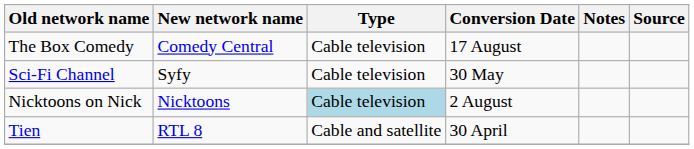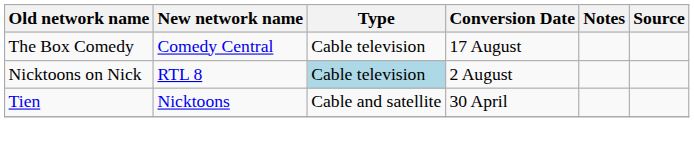- row: (62, 74)
(194, 102) Nicktoons -> (180, 74) RTL 8
(180, 130) RTL 8 -> (194, 102) Nicktoons
